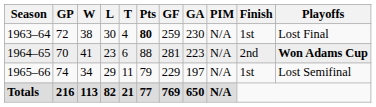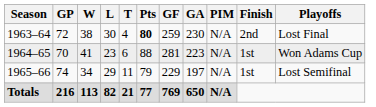(247, 33) 1st -> (249, 33) 2nd
(249, 53) 2nd -> (247, 53) 1st
(323, 53) bold -> (320, 53) normal
